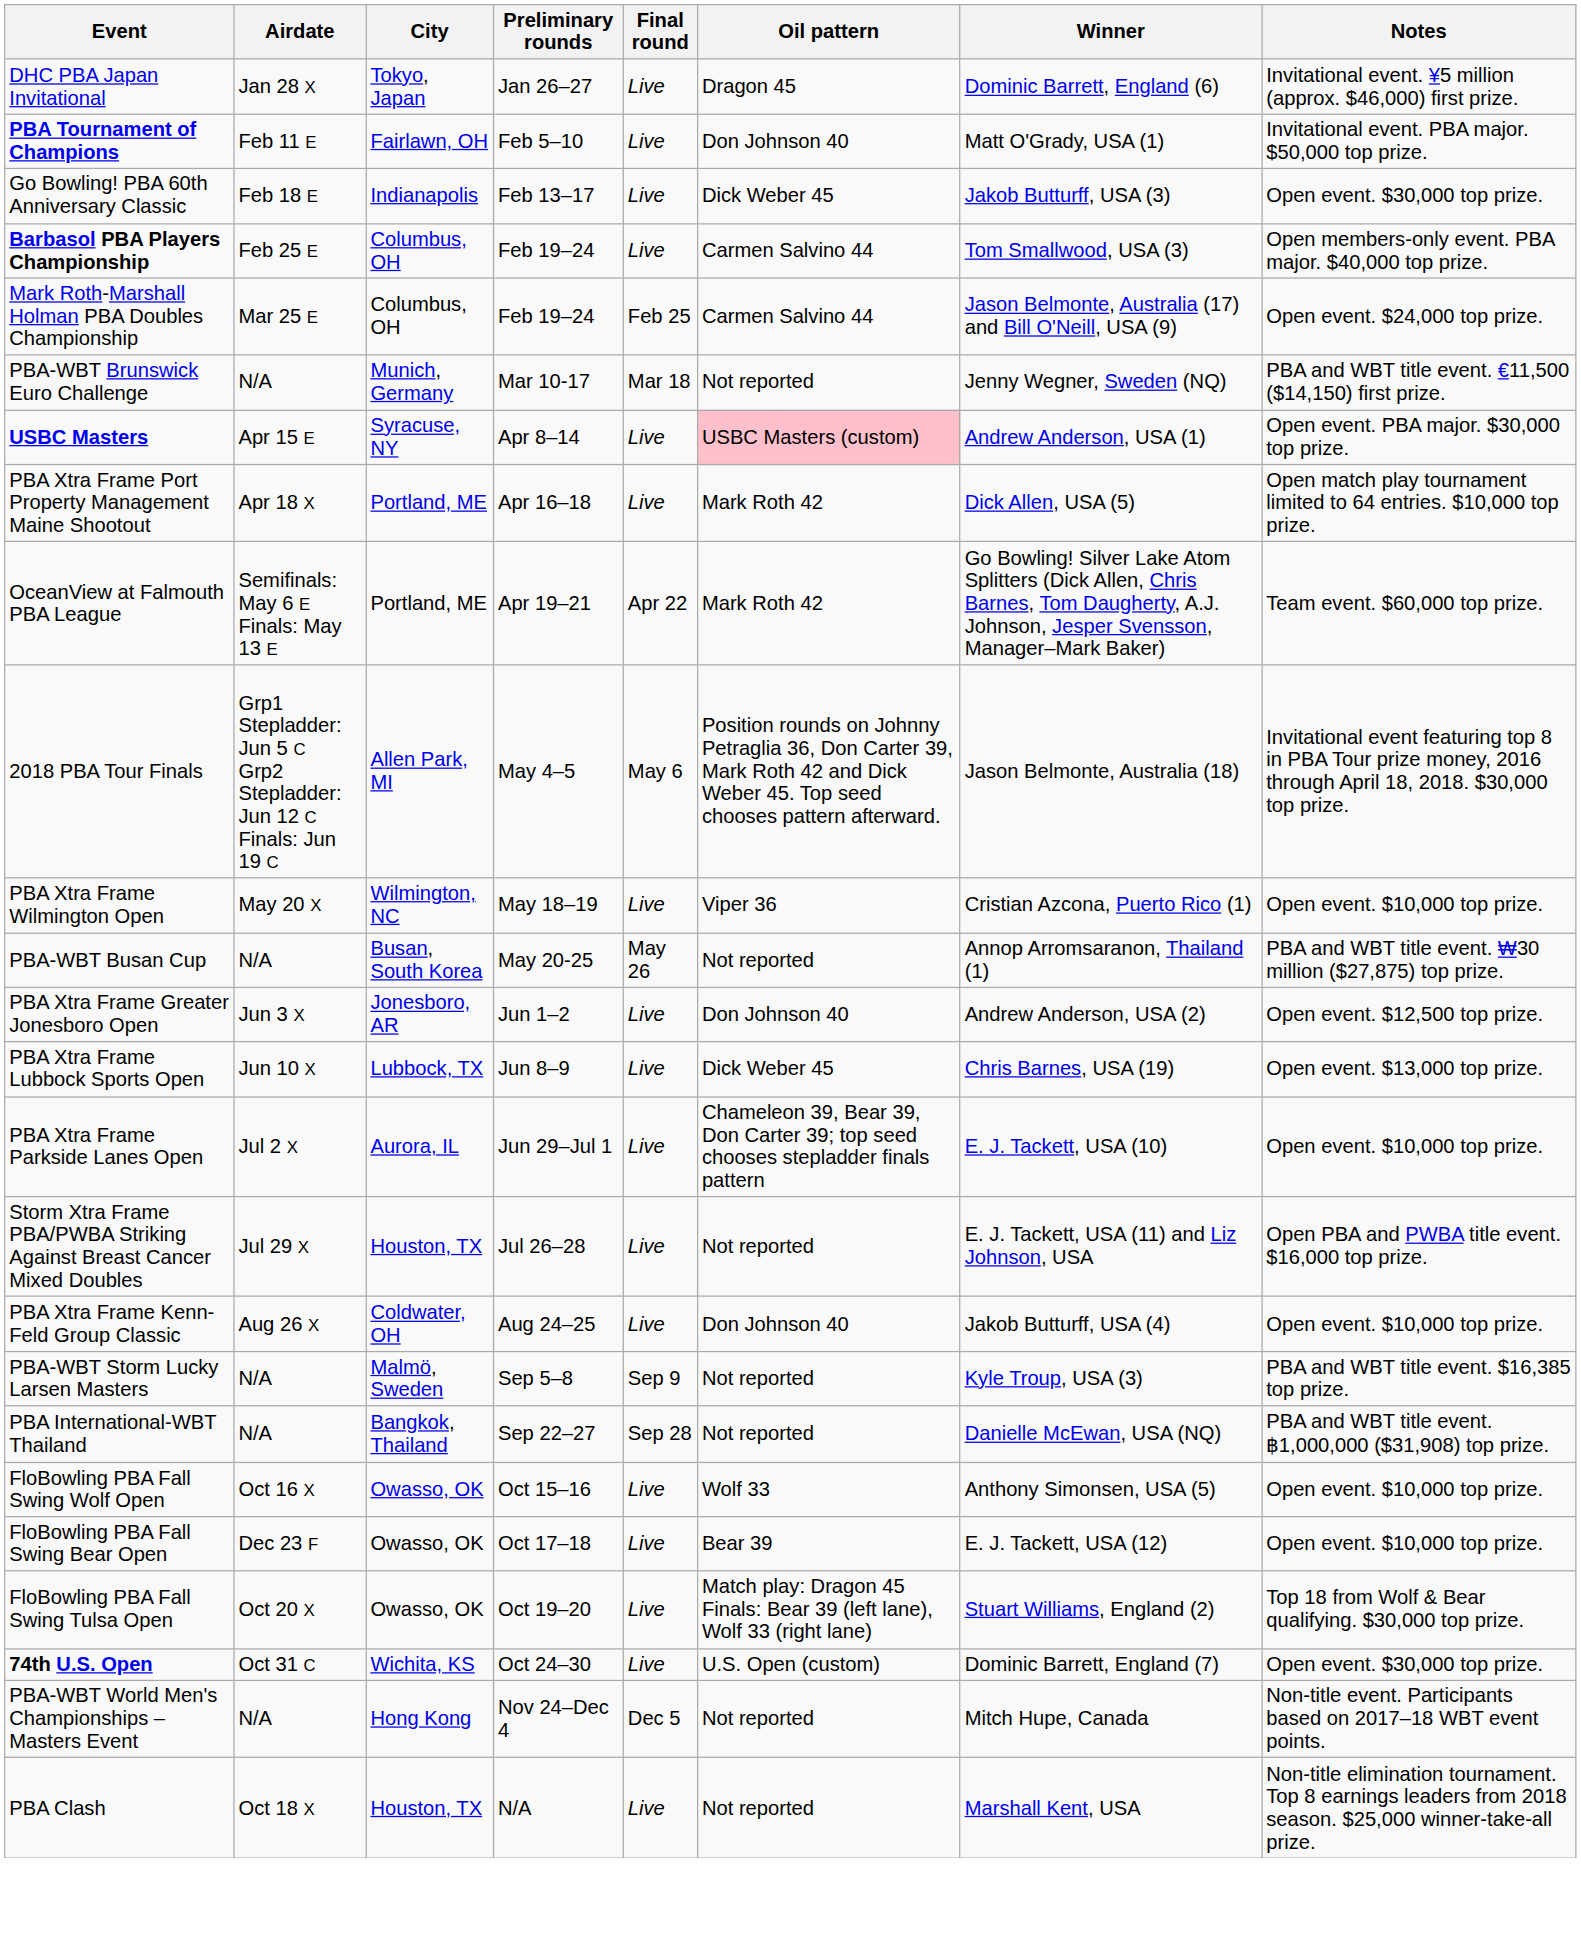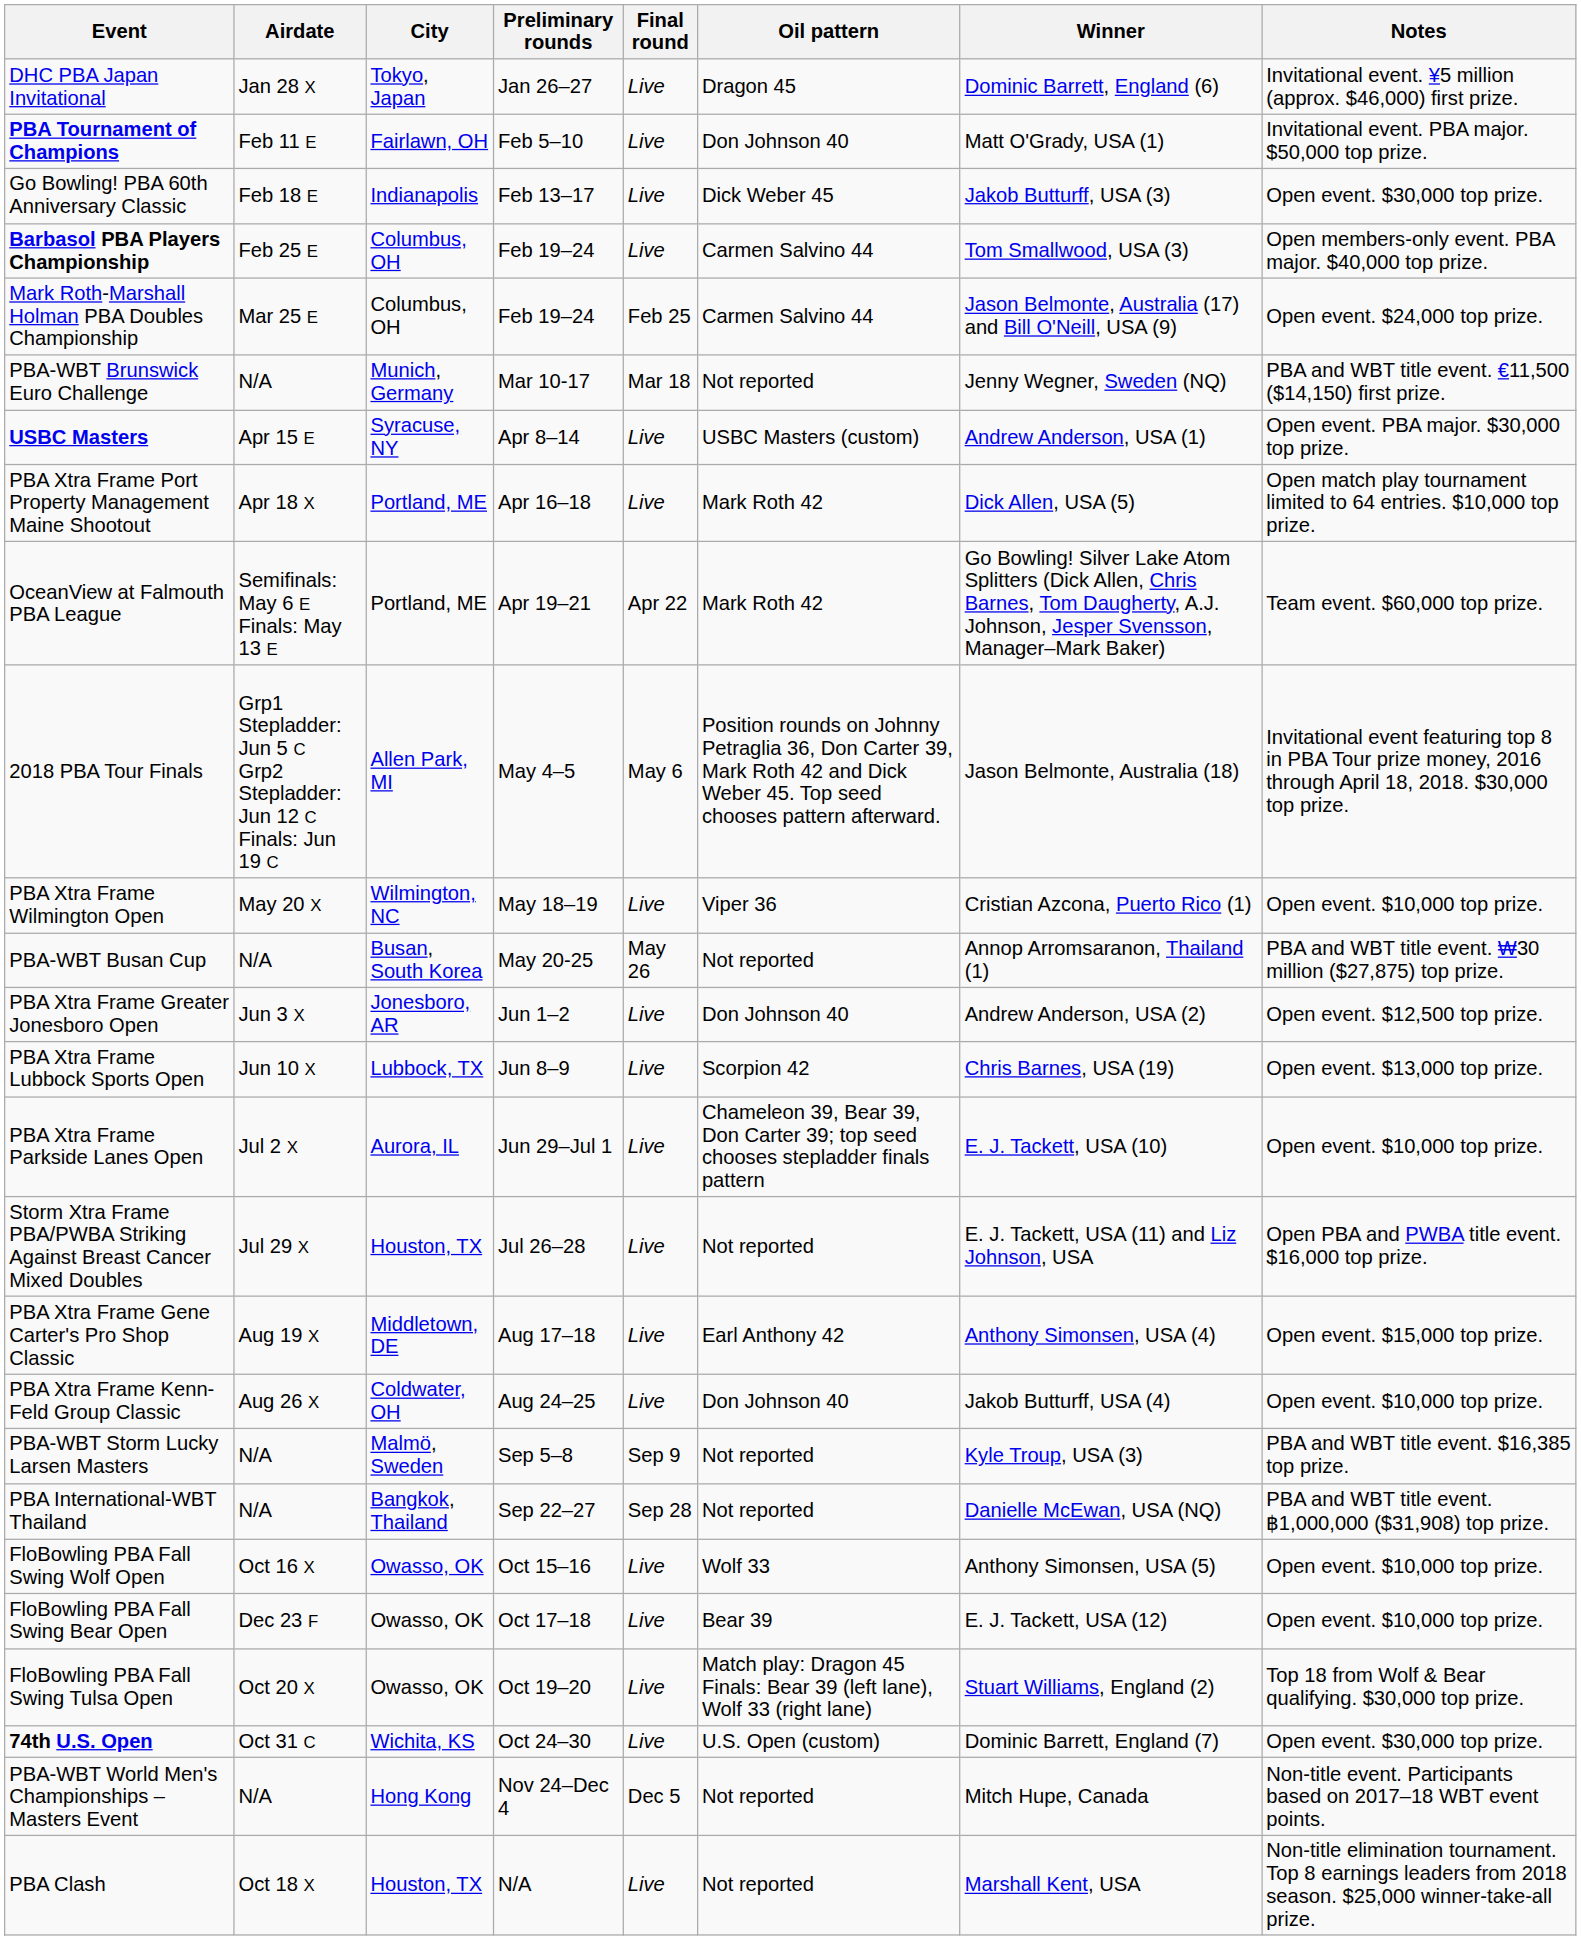(811, 437) pink background -> (811, 437) no background
(768, 1069) Dick Weber 45 -> (756, 1069) Scorpion 42
+ row: (110, 1335)
